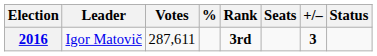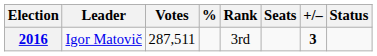(172, 39) 287,611 -> (172, 39) 287,511
(240, 39) bold -> (240, 39) normal
